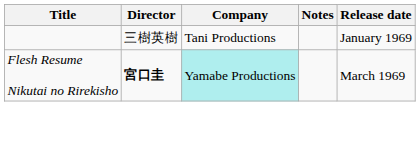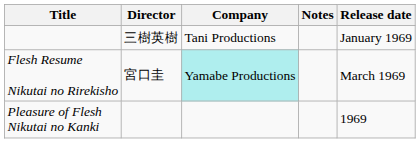(145, 75) bold -> (145, 75) normal
+ row: (55, 119)
